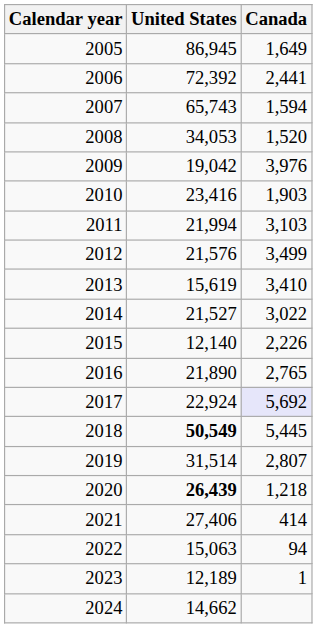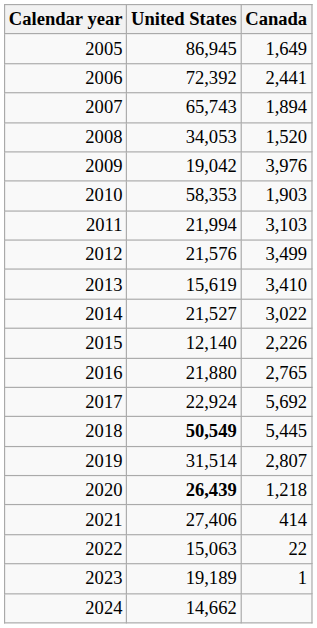(286, 107) 1,594 -> (286, 107) 1,894
(211, 195) 23,416 -> (211, 195) 58,353
(211, 372) 21,890 -> (211, 372) 21,880
(286, 401) lavender background -> (286, 401) no background
(298, 549) 94 -> (298, 549) 22
(211, 578) 12,189 -> (211, 578) 19,189
